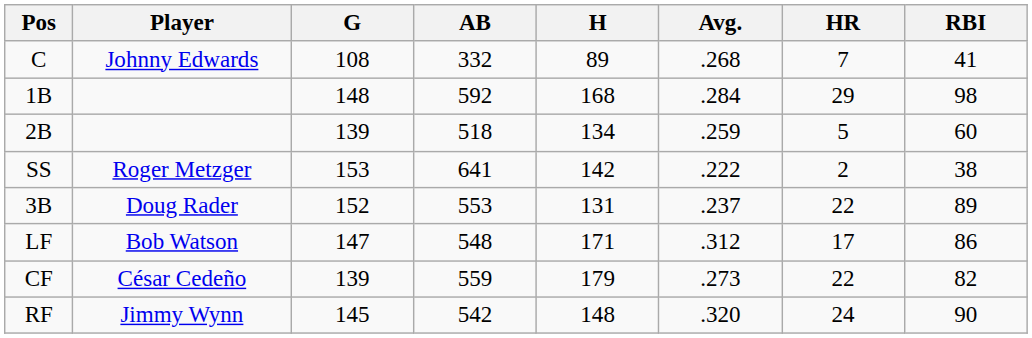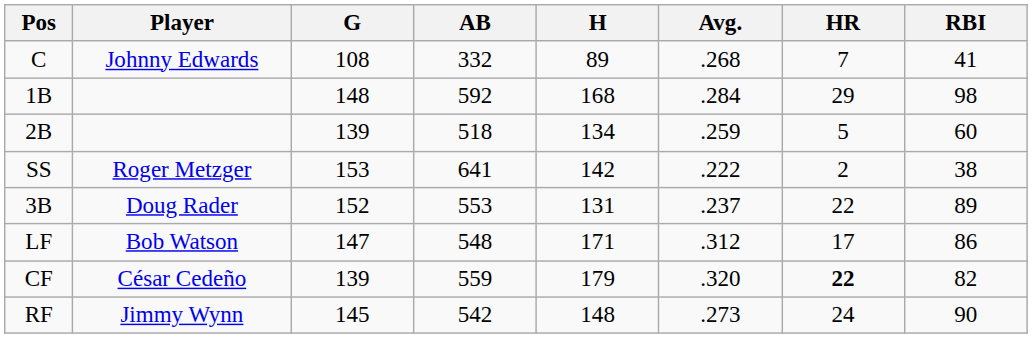(720, 278) .273 -> (720, 278) .320
(843, 278) normal -> (843, 278) bold
(720, 315) .320 -> (720, 315) .273
